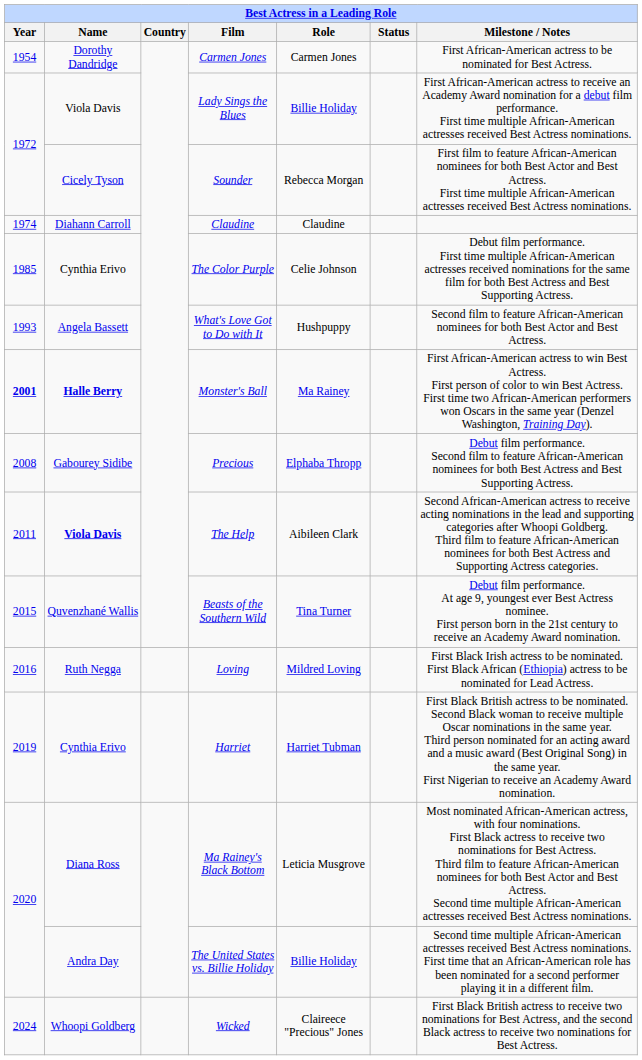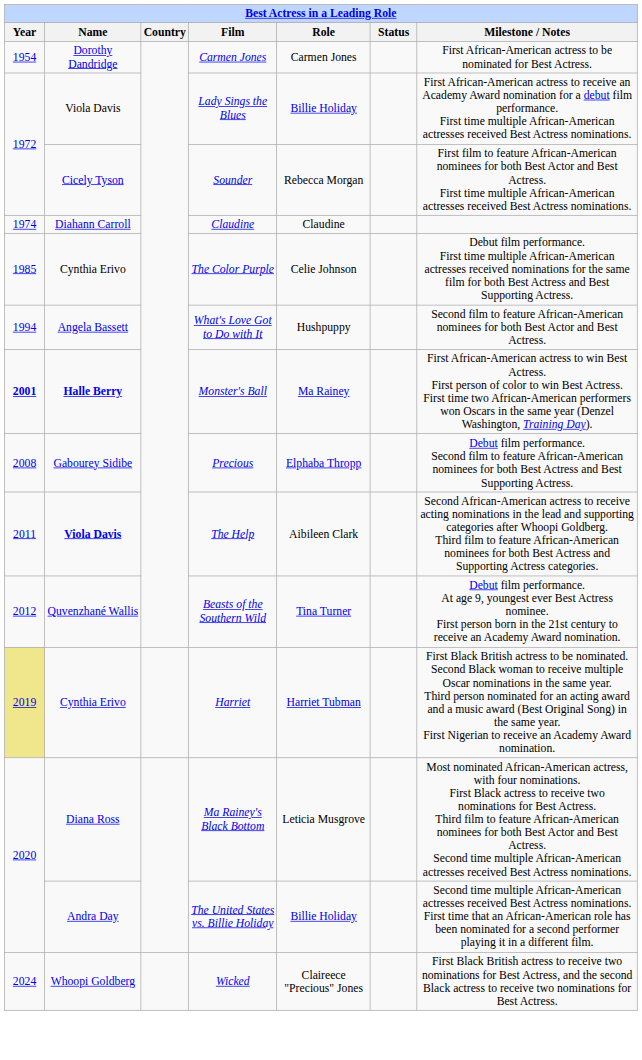(25, 327) 1993 -> (25, 327) 1994
(25, 611) 2015 -> (25, 611) 2012
- row: (233, 669)
(25, 747) no background -> (25, 702) khaki background
